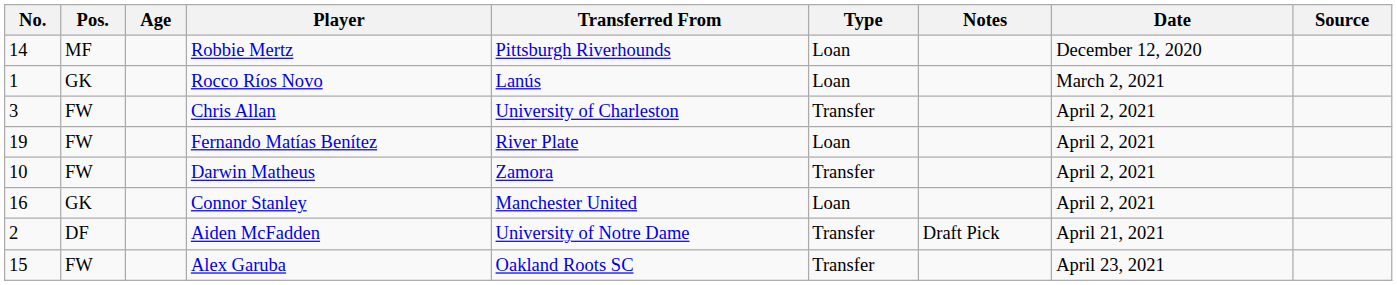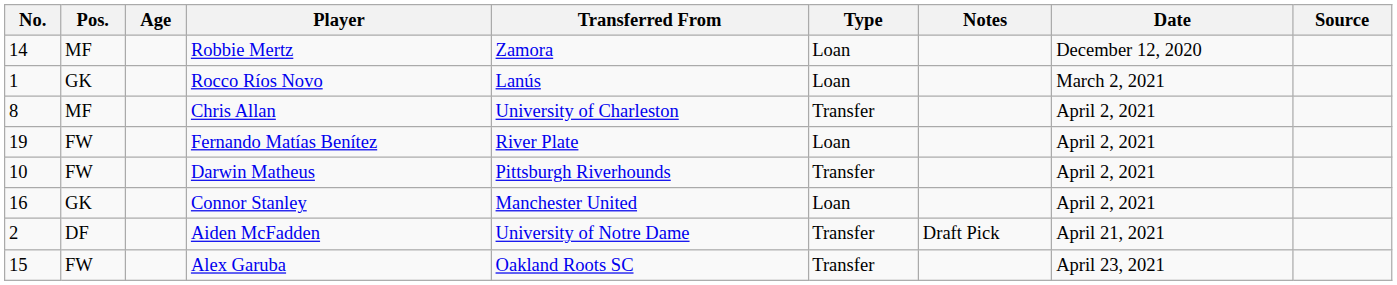(583, 50) Pittsburgh Riverhounds -> (524, 50) Zamora
(14, 111) 3 -> (14, 111) 8
(79, 111) FW -> (78, 111) MF
(524, 172) Zamora -> (583, 172) Pittsburgh Riverhounds
